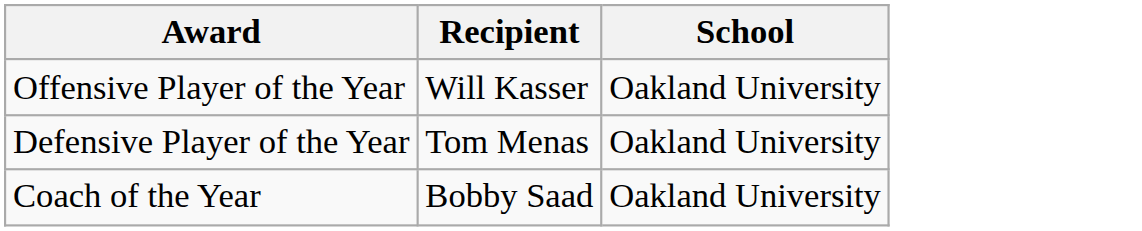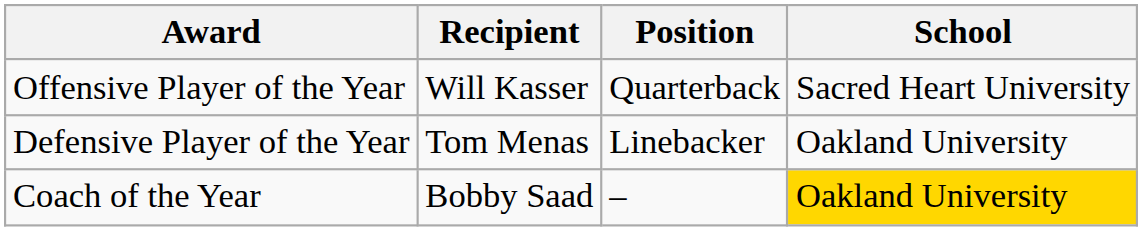+ column: (695, 31)
(745, 86) Oakland University -> (963, 86) Sacred Heart University
(745, 196) no background -> (932, 196) gold background
